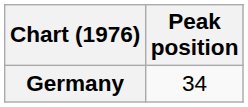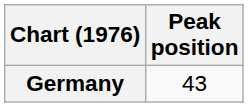(195, 83) 34 -> (195, 83) 43
